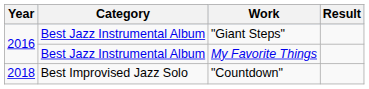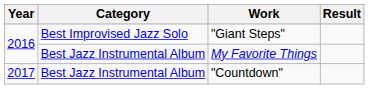(123, 34) Best Jazz Instrumental Album -> (114, 34) Best Improvised Jazz Solo
(21, 73) 2018 -> (21, 73) 2017
(114, 73) Best Improvised Jazz Solo -> (123, 73) Best Jazz Instrumental Album
